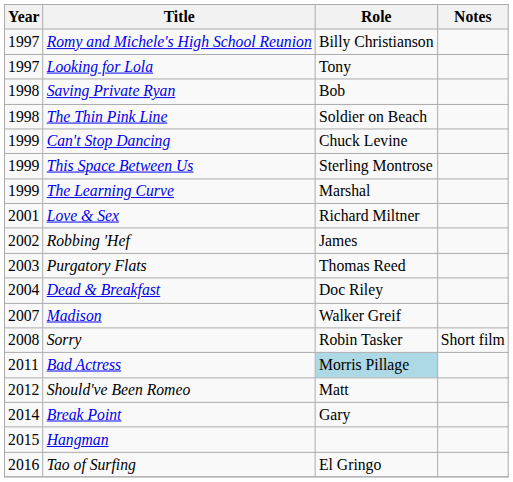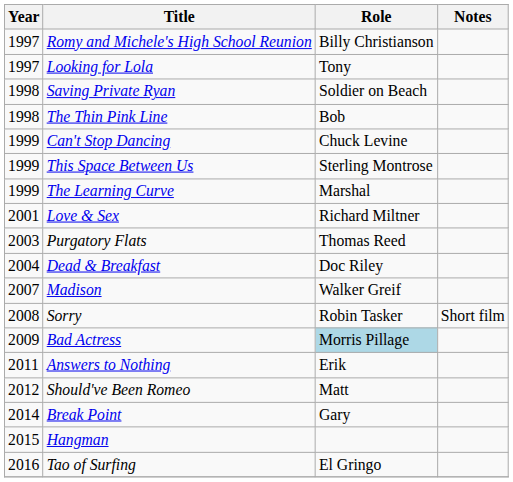(332, 91) Bob -> (373, 91) Soldier on Beach
(373, 116) Soldier on Beach -> (332, 116) Bob
- row: (88, 240)
(23, 365) 2011 -> (24, 340) 2009
+ row: (109, 365)
